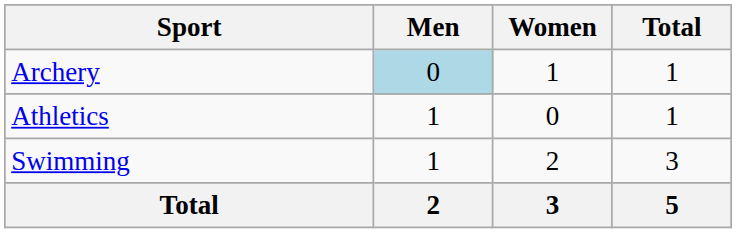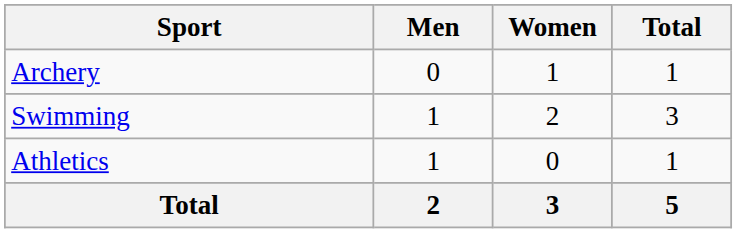(433, 71) lightblue background -> (433, 71) no background
rows swapped: (60, 116) <-> (71, 160)
